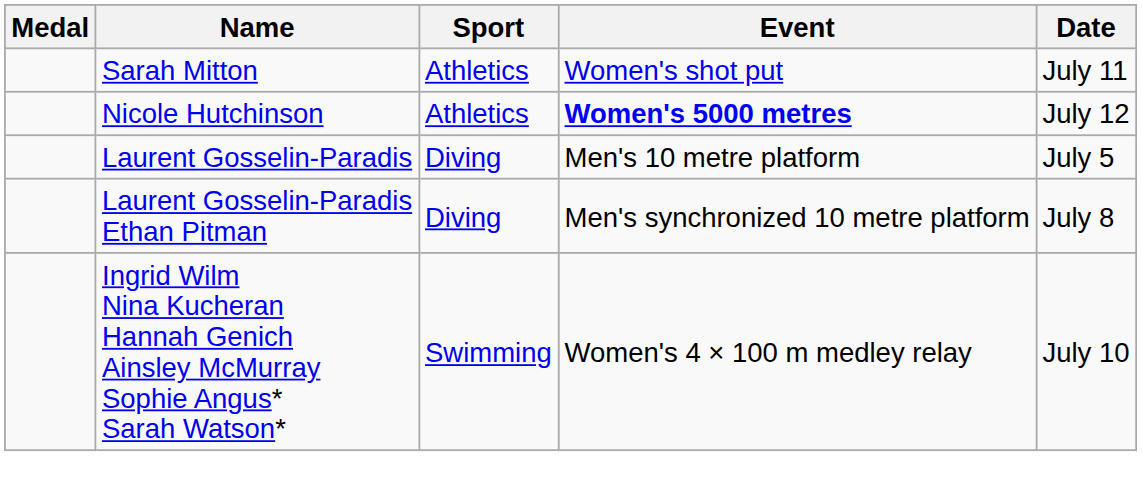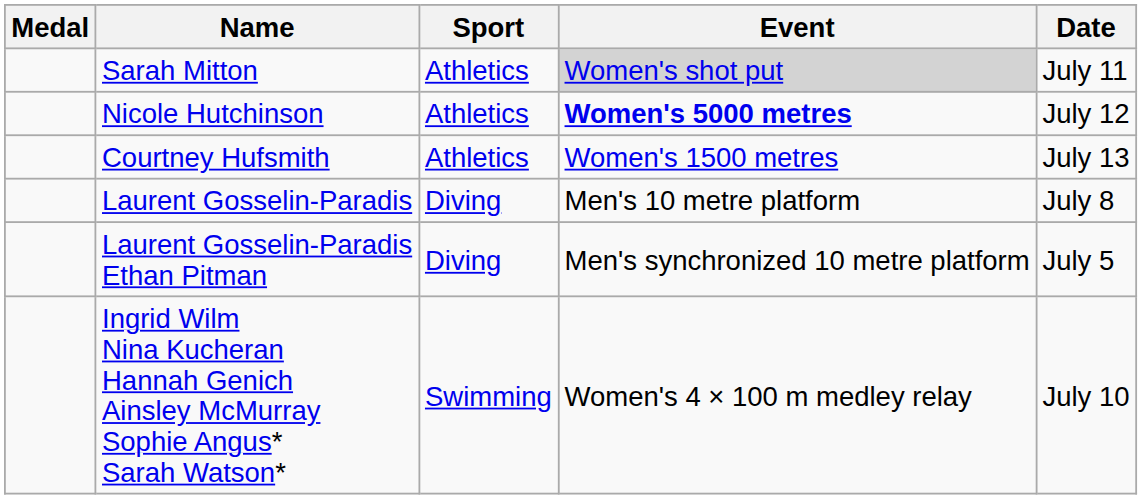(674, 70) no background -> (674, 70) lightgrey background
+ row: (216, 158)
(1078, 158) July 5 -> (1078, 201) July 8
(1078, 216) July 8 -> (1078, 260) July 5
